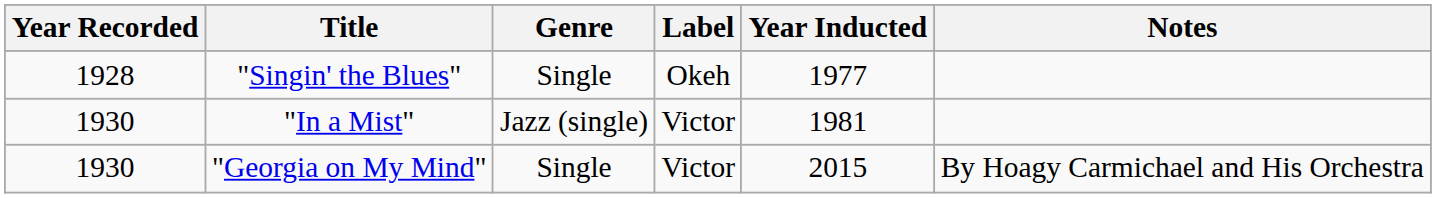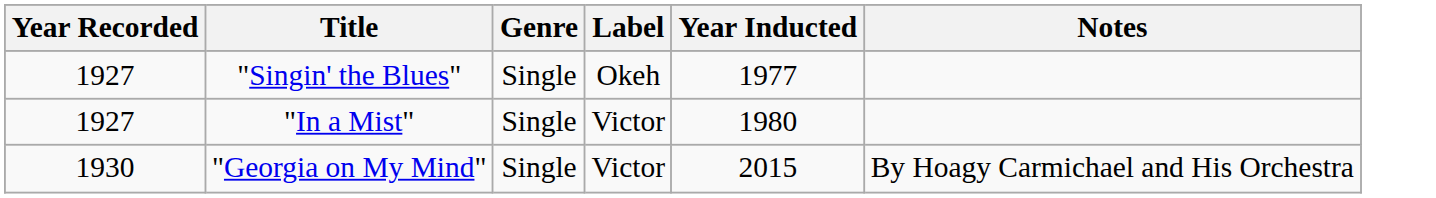(105, 74) 1928 -> (105, 74) 1927
(105, 121) 1930 -> (105, 121) 1927
(574, 121) Jazz (single) -> (539, 121) Single
(838, 121) 1981 -> (768, 121) 1980
